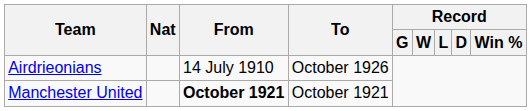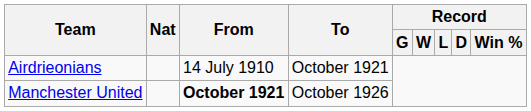(340, 67) October 1926 -> (340, 67) October 1921
(340, 93) October 1921 -> (340, 93) October 1926
